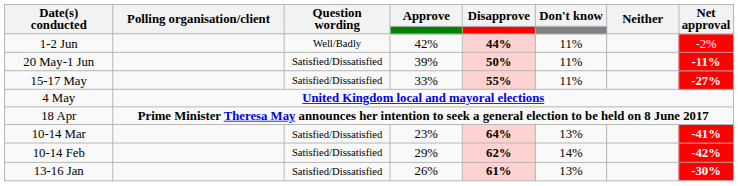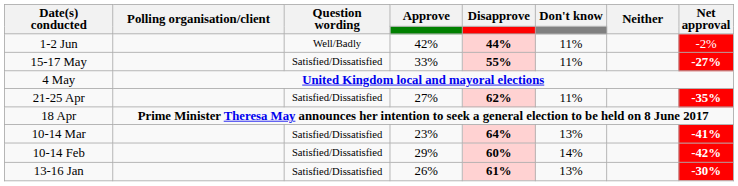- row: (59, 61)
+ row: (59, 98)
(499, 152) 62% -> (499, 152) 60%
